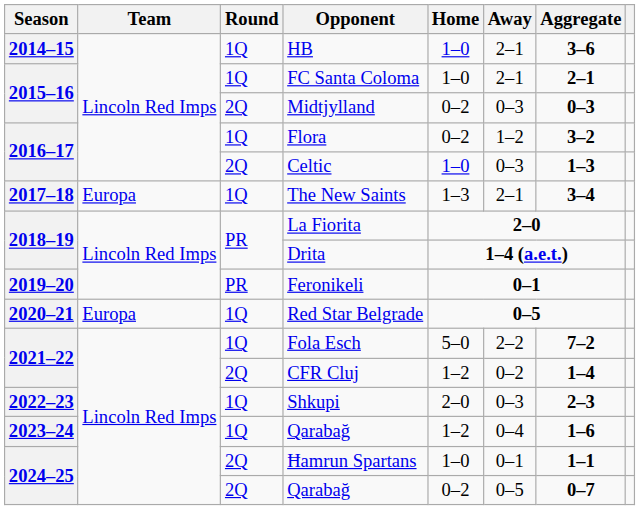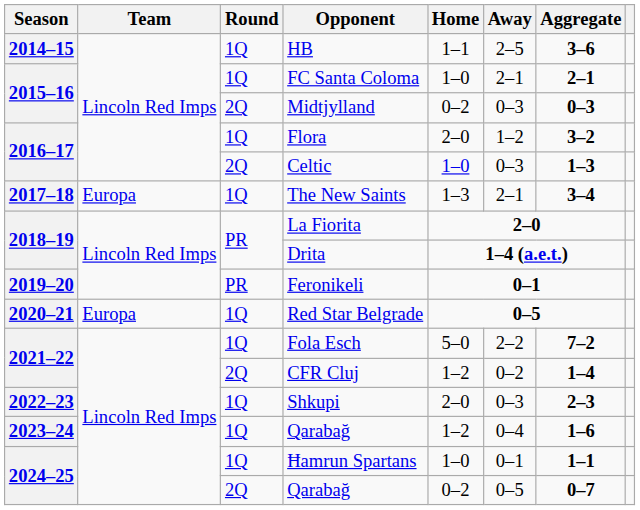(455, 48) 1–0 -> (455, 48) 1–1
(510, 48) 2–1 -> (510, 48) 2–5
(455, 136) 0–2 -> (455, 136) 2–0
(236, 460) 2Q -> (236, 460) 1Q
